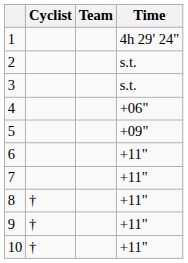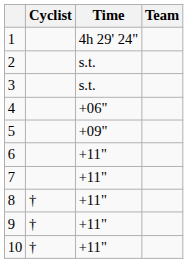columns swapped: (96, 16) <-> (149, 16)
